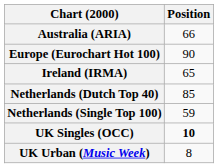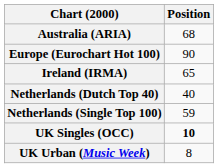(189, 34) 66 -> (189, 34) 68
(189, 93) 85 -> (189, 93) 40
